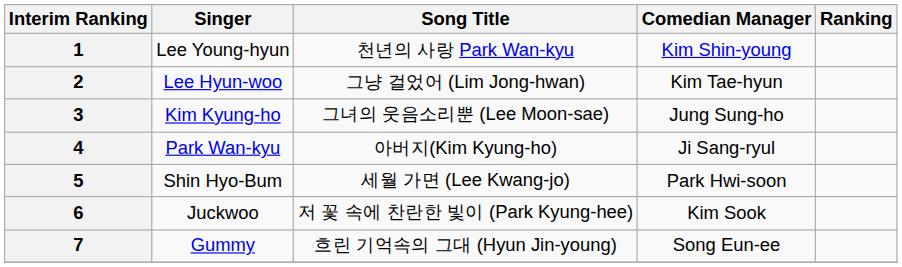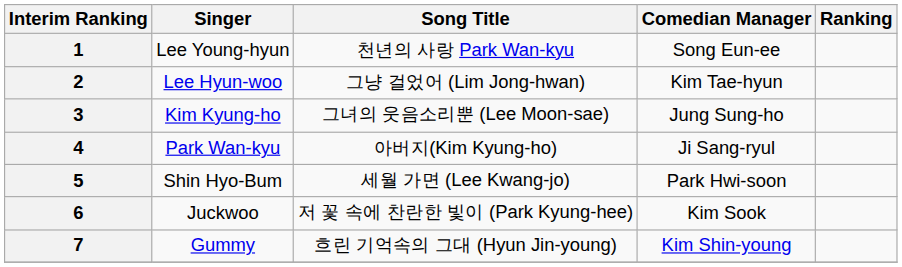(727, 49) Kim Shin-young -> (727, 49) Song Eun-ee
(727, 245) Song Eun-ee -> (727, 245) Kim Shin-young
